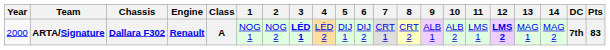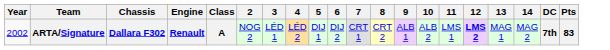- column: (250, 11)
(17, 32) 2000 -> (17, 32) 2002
(301, 32) bold -> (274, 32) normal
